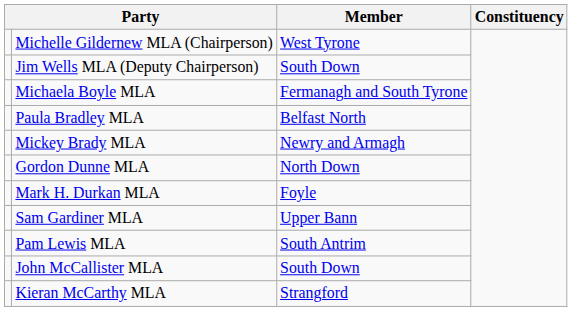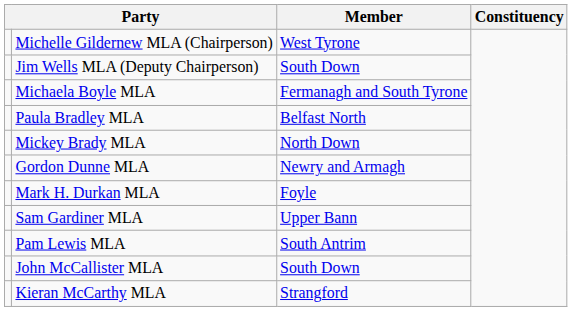(343, 142) Newry and Armagh -> (320, 142) North Down
(320, 167) North Down -> (343, 167) Newry and Armagh
